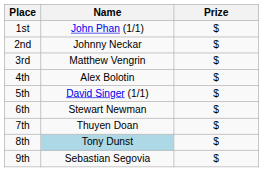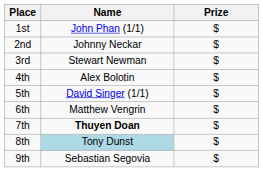(107, 61) Matthew Vengrin -> (107, 61) Stewart Newman
(107, 110) Stewart Newman -> (107, 110) Matthew Vengrin
(107, 126) normal -> (107, 126) bold
